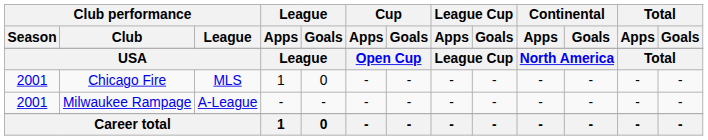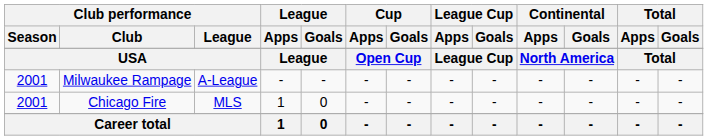rows swapped: (127, 80) <-> (127, 102)
